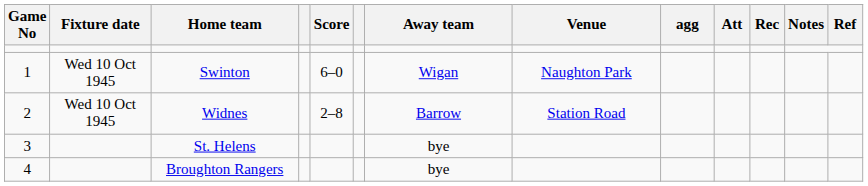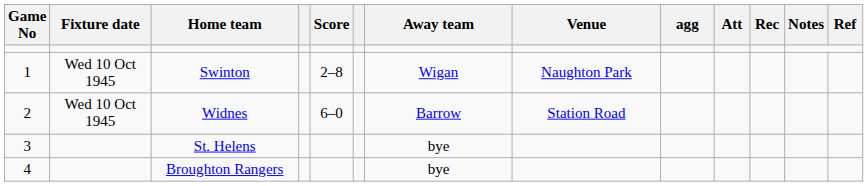(332, 72) 6–0 -> (332, 72) 2–8
(332, 113) 2–8 -> (332, 113) 6–0
